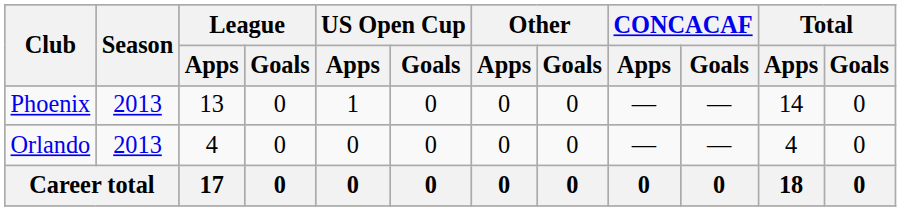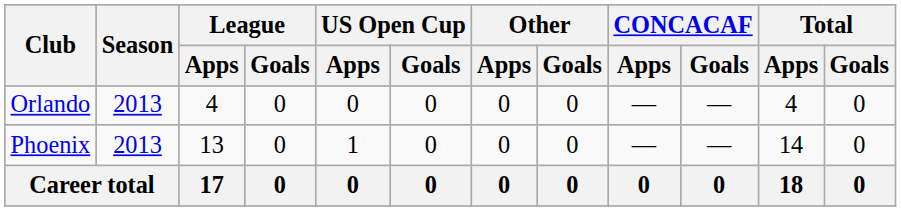rows swapped: (50, 105) <-> (50, 145)
